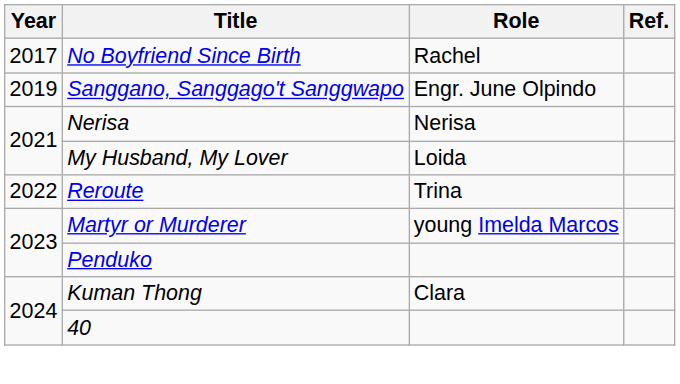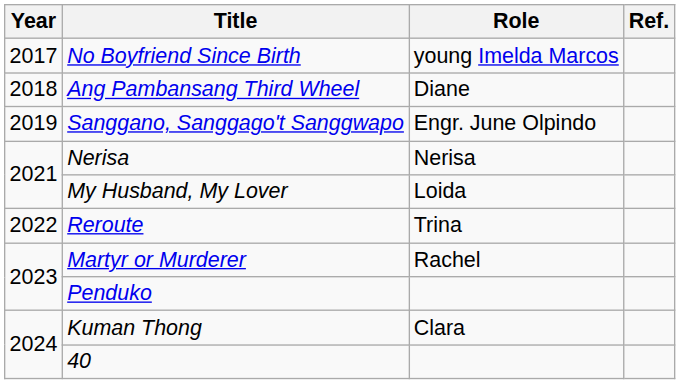(447, 55) Rachel -> (516, 55) young Imelda Marcos
+ row: (213, 89)
(516, 225) young Imelda Marcos -> (447, 259) Rachel
